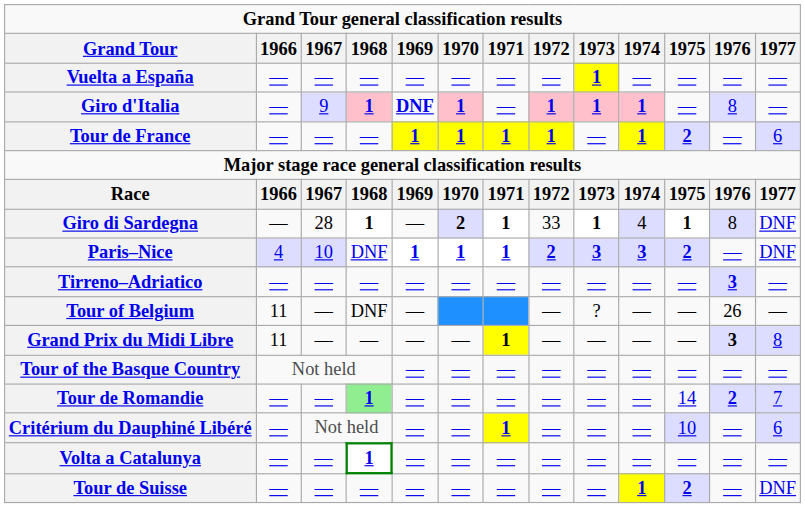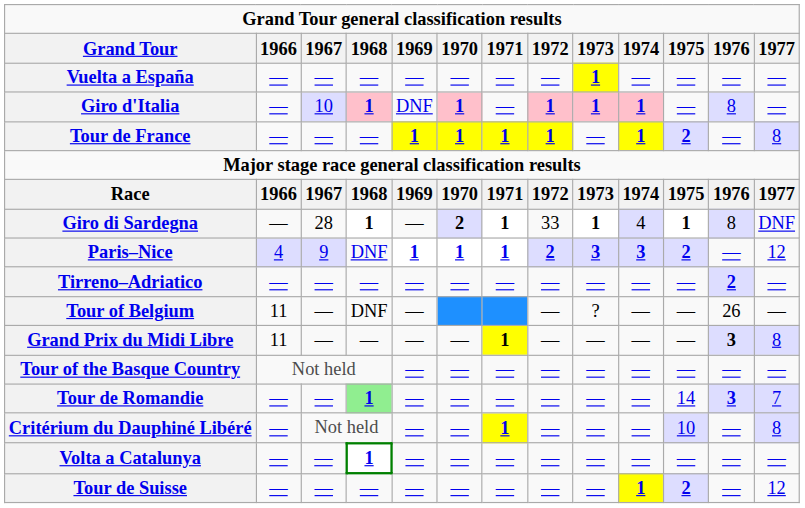(324, 106) 9 -> (324, 106) 10
(415, 106) bold -> (414, 106) normal
(778, 135) 6 -> (777, 135) 8
(324, 252) 10 -> (324, 252) 9
(778, 252) DNF -> (777, 252) 12
(732, 281) 3 -> (731, 281) 2
(732, 398) 2 -> (731, 398) 3
(778, 427) 6 -> (777, 427) 8
(778, 488) DNF -> (777, 488) 12
